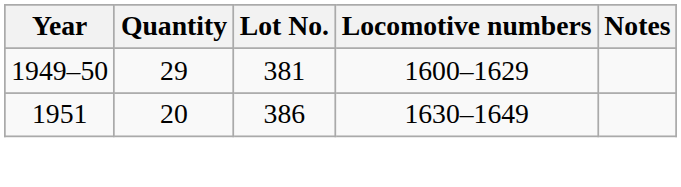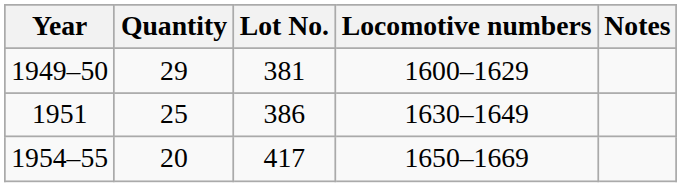(174, 114) 20 -> (174, 114) 25
+ row: (60, 158)
